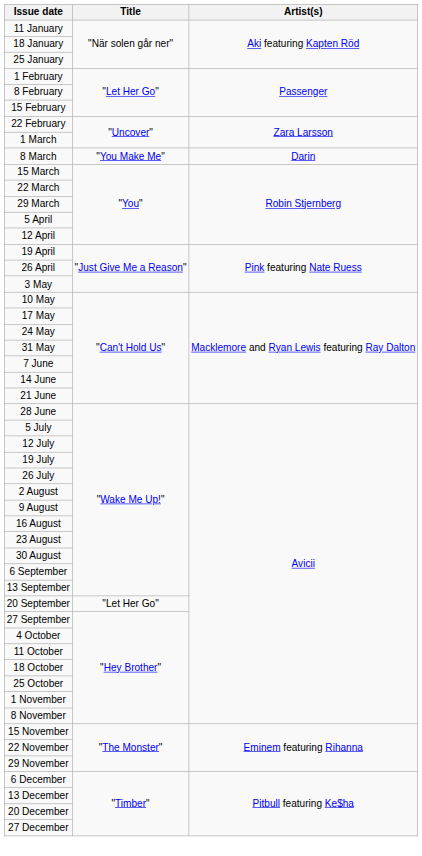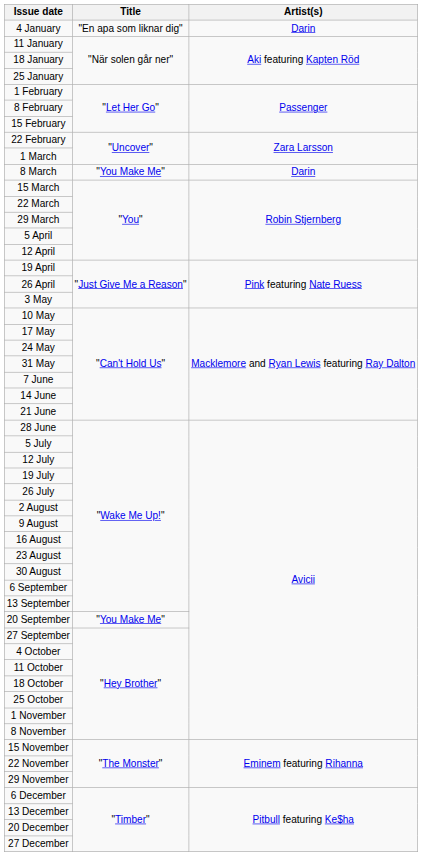+ row: (38, 28)
(131, 603) "Let Her Go" -> (131, 619) "You Make Me"
